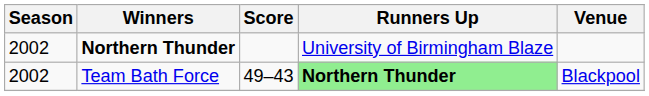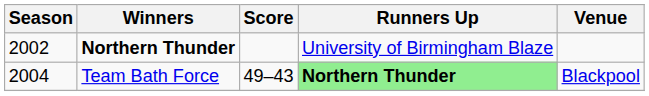(29, 76) 2002 -> (29, 76) 2004
